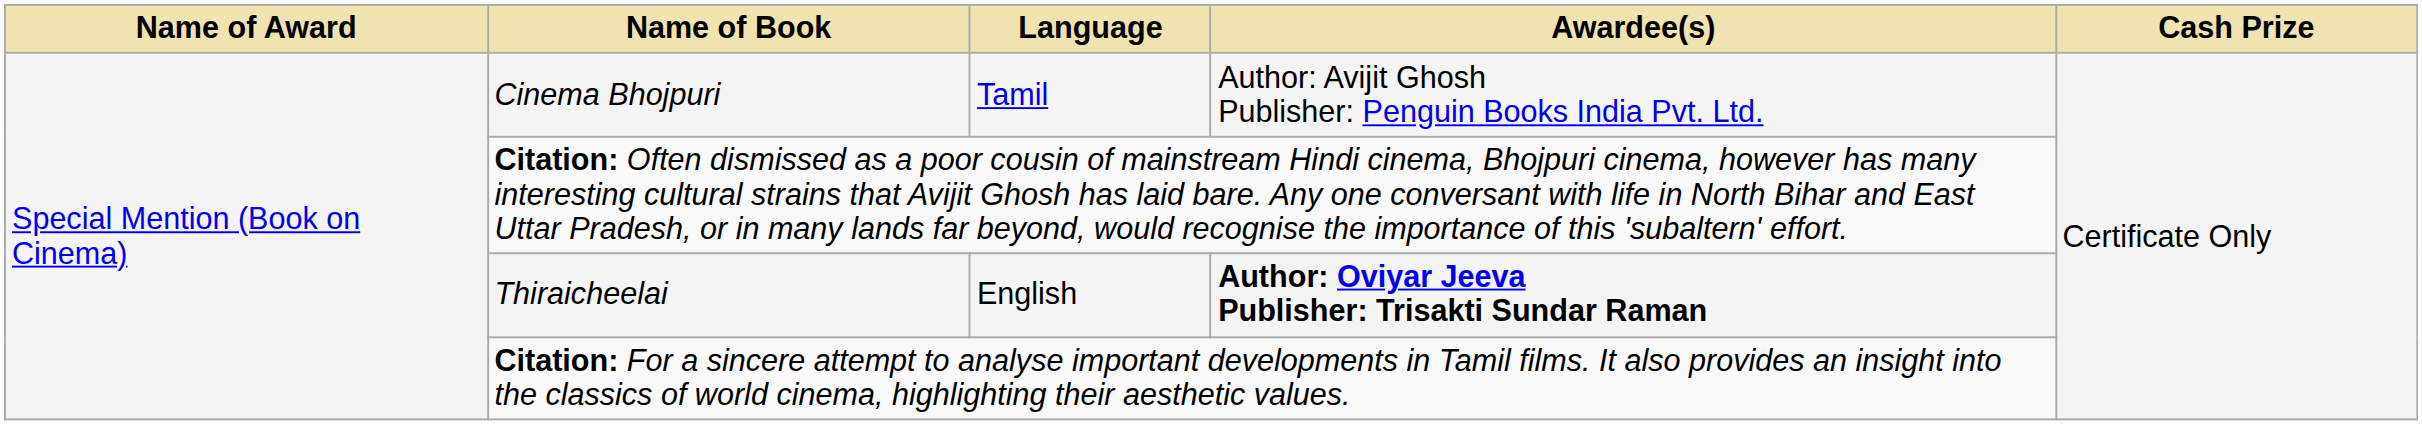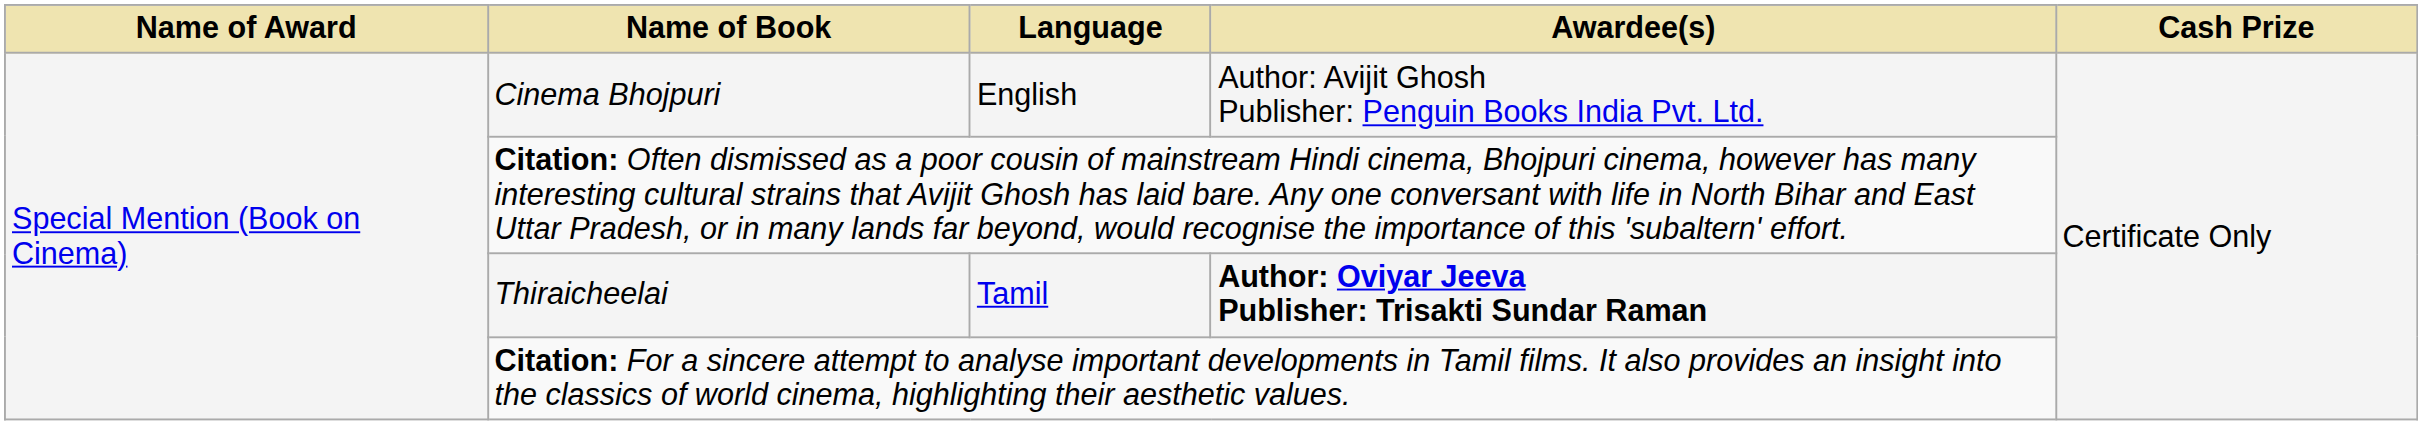(1013, 94) Tamil -> (1027, 94) English
(1027, 294) English -> (1013, 294) Tamil
